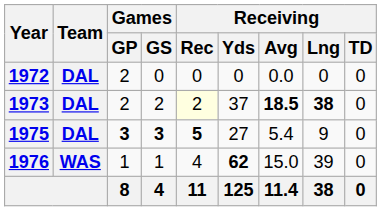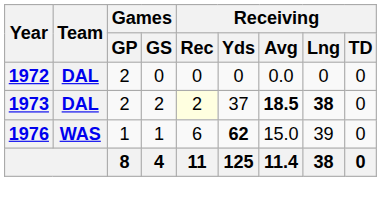- row: (29, 133)
(197, 162) 4 -> (197, 133) 6
